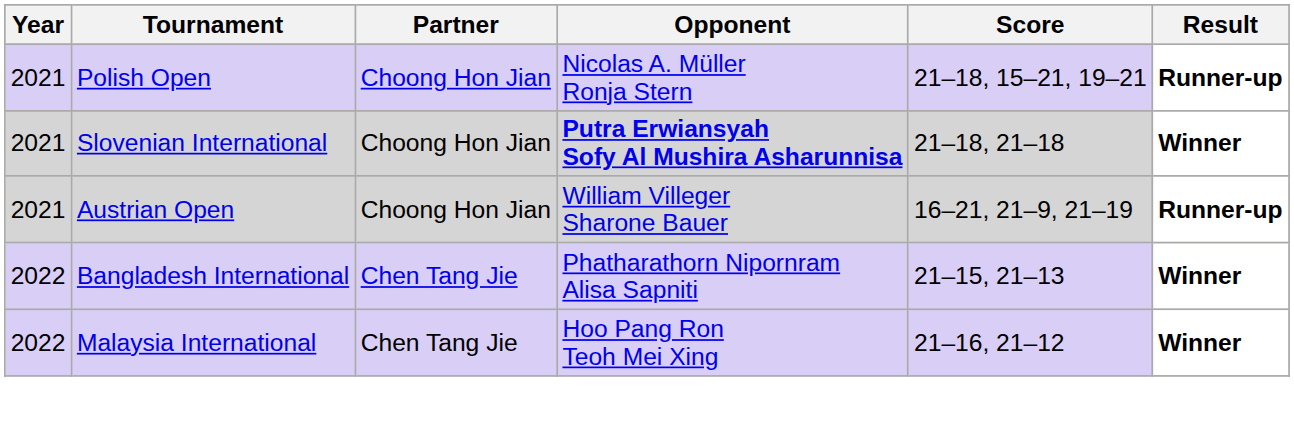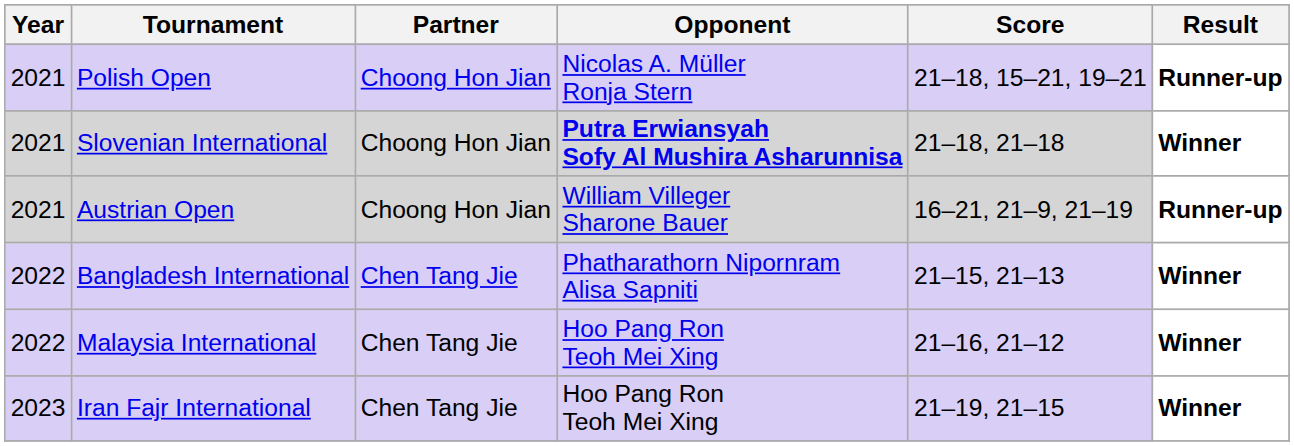+ row: (194, 409)
